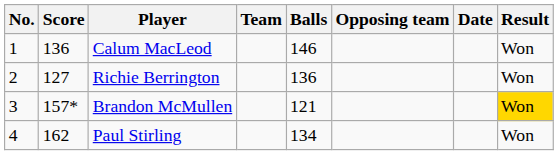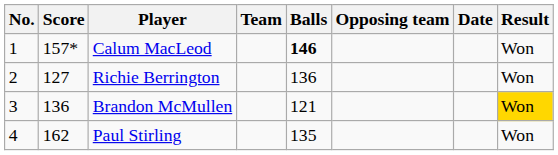(56, 48) 136 -> (60, 48) 157*
(303, 48) normal -> (303, 48) bold
(60, 106) 157* -> (56, 106) 136
(303, 135) 134 -> (303, 135) 135
